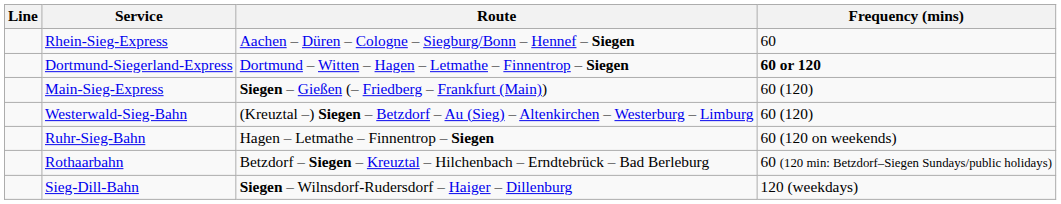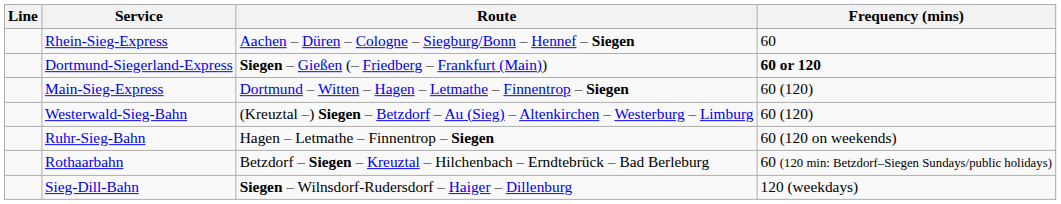(434, 65) Dortmund – Witten – Hagen – Letmathe – Finnentrop – Siegen -> (393, 65) Siegen – Gießen (– Friedberg – Frankfurt (Main))
(393, 89) Siegen – Gießen (– Friedberg – Frankfurt (Main)) -> (434, 89) Dortmund – Witten – Hagen – Letmathe – Finnentrop – Siegen
